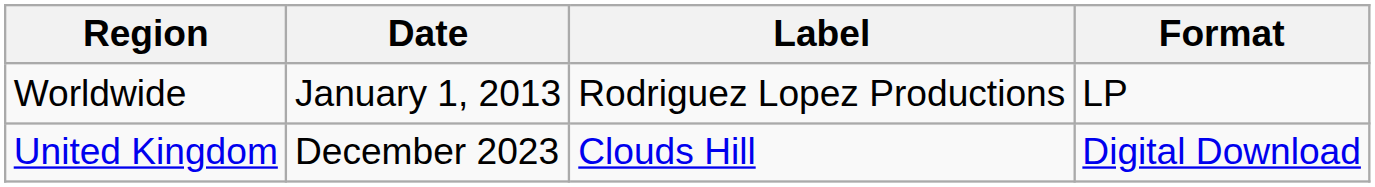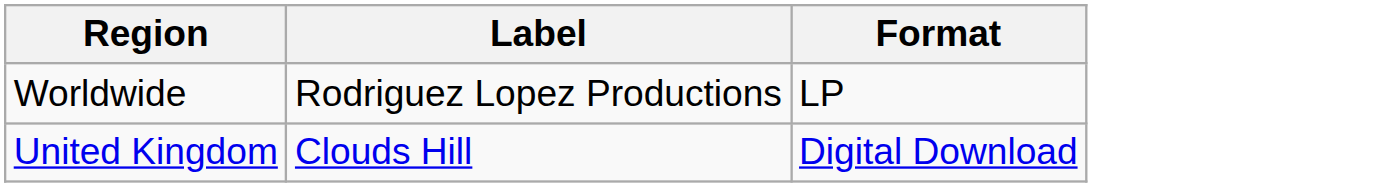- column: (428, 33)
